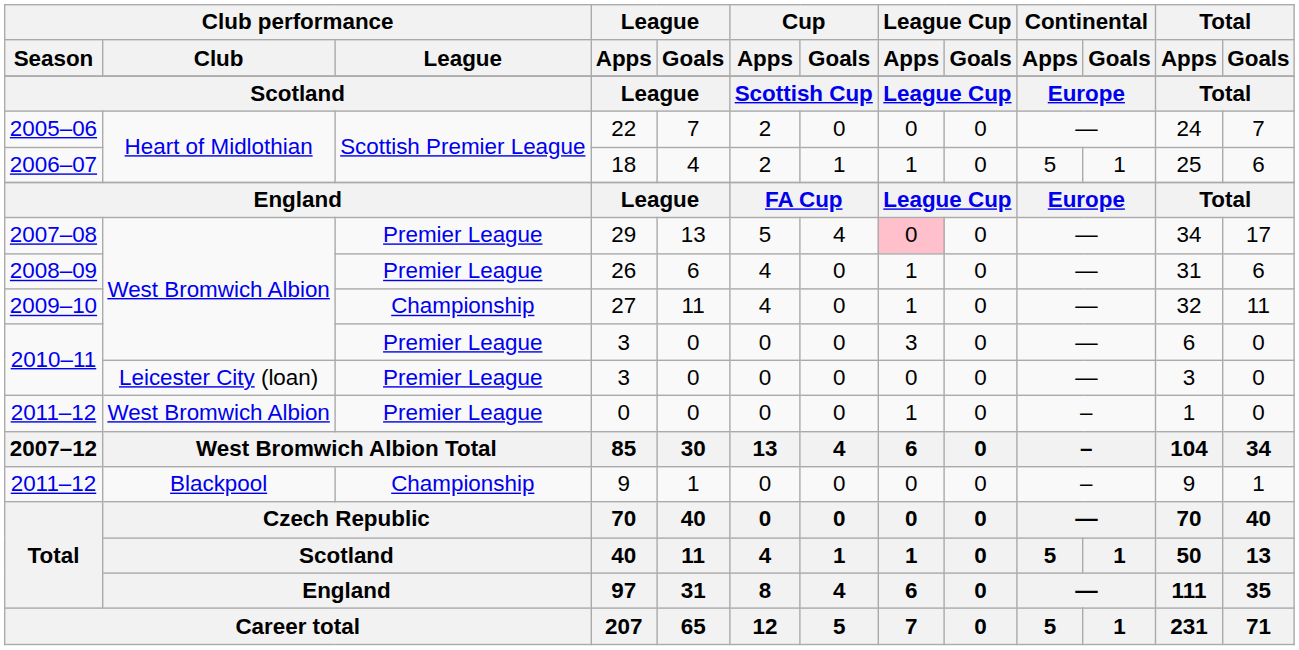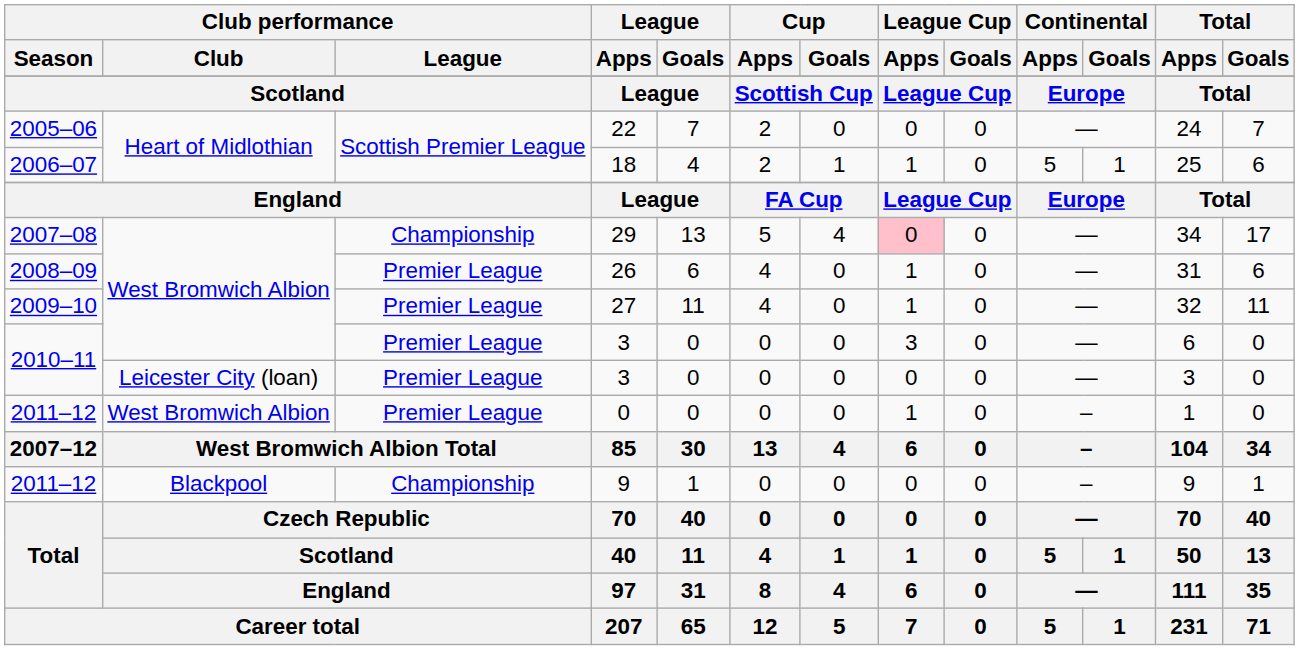(463, 235) Premier League -> (463, 235) Championship
(463, 306) Championship -> (463, 306) Premier League
